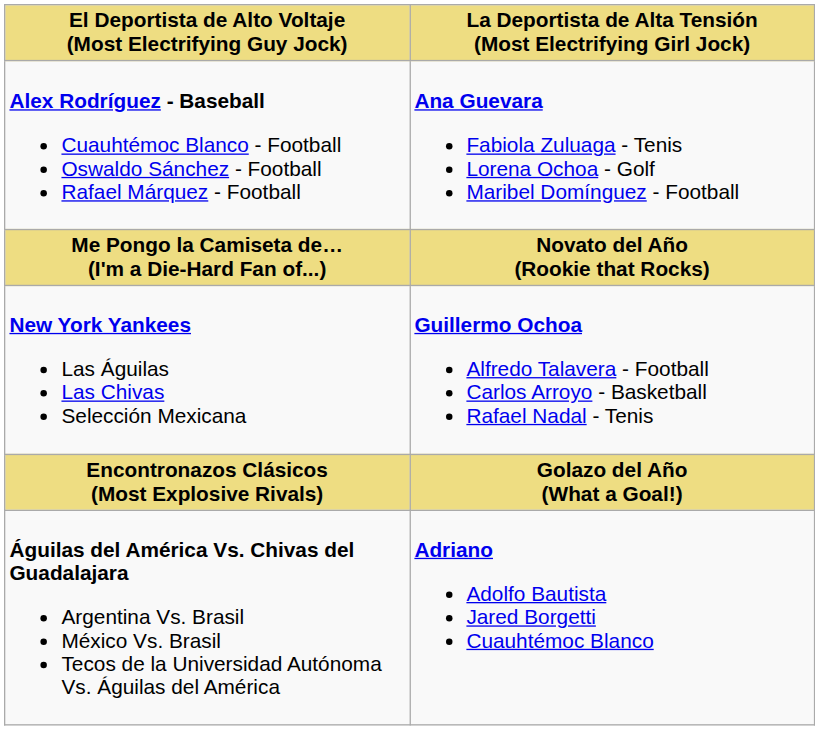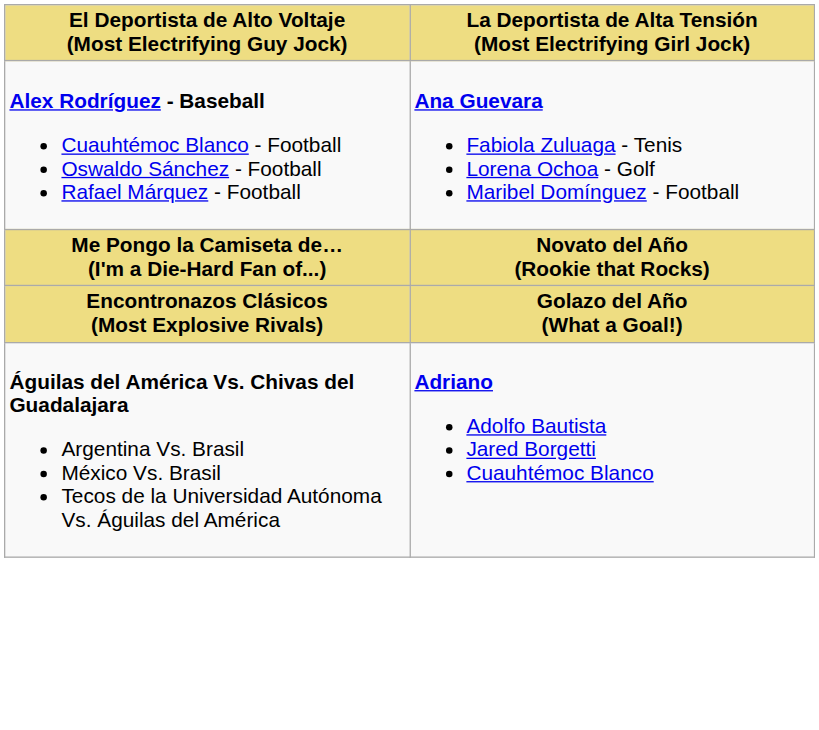- row: (207, 371)
